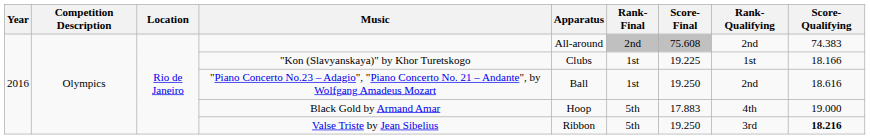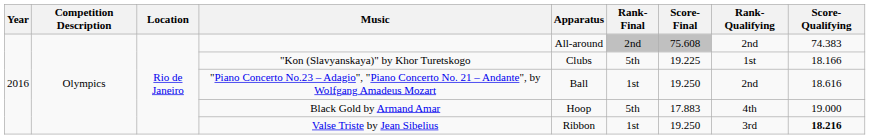(633, 60) 1st -> (633, 60) 5th
(633, 125) 5th -> (633, 125) 1st
